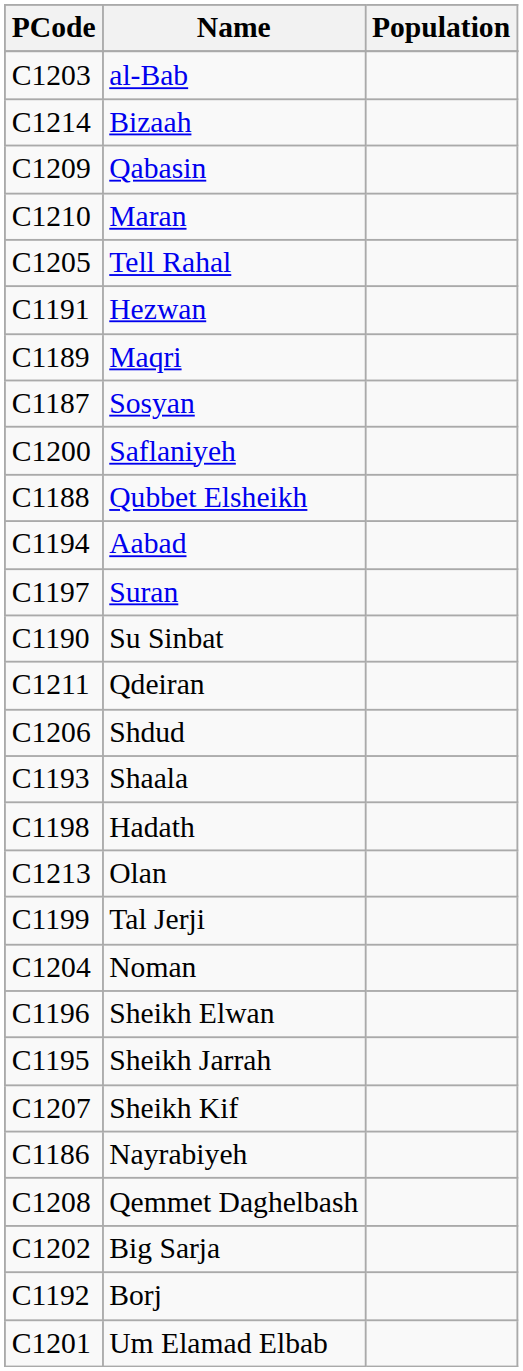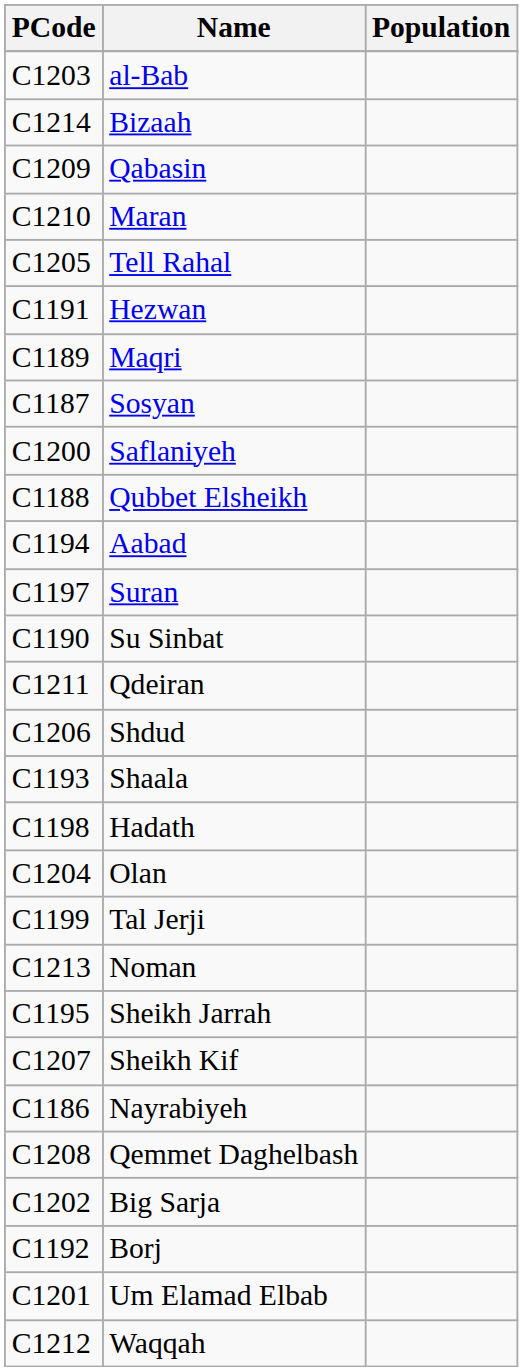(51, 872) C1213 -> (51, 872) C1204
(51, 966) C1204 -> (51, 966) C1213
- row: (192, 1013)
+ row: (157, 1342)
